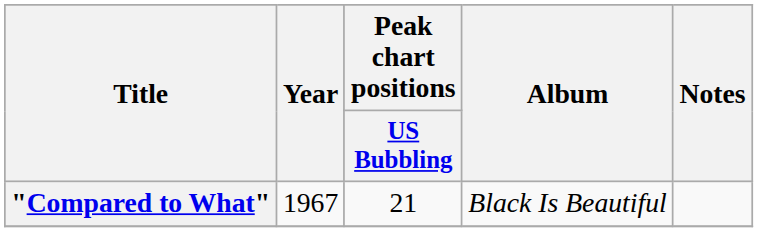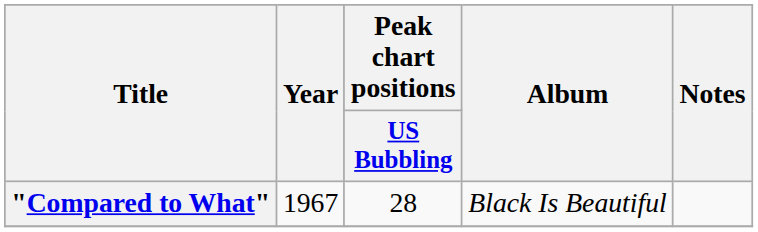(403, 203) 21 -> (403, 203) 28
